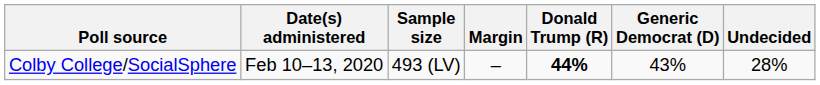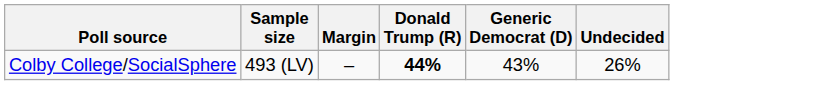- column: (314, 28)
(769, 65) 28% -> (622, 65) 26%
